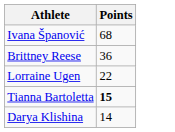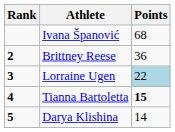+ column: (22, 14)
(106, 76) no background -> (141, 76) lightblue background
